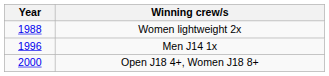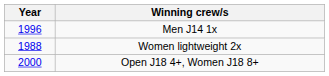rows swapped: (190, 29) <-> (190, 46)
